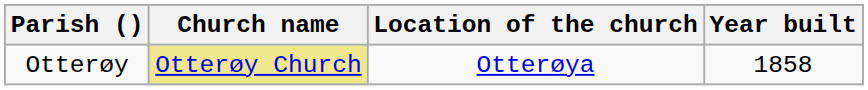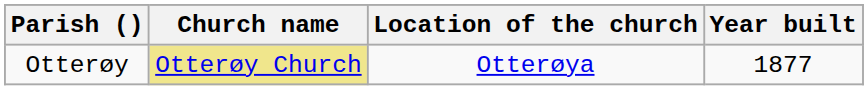(783, 65) 1858 -> (783, 65) 1877
